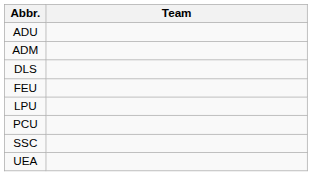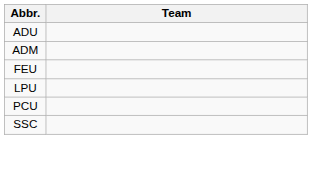- row: (25, 69)
- row: (25, 161)
